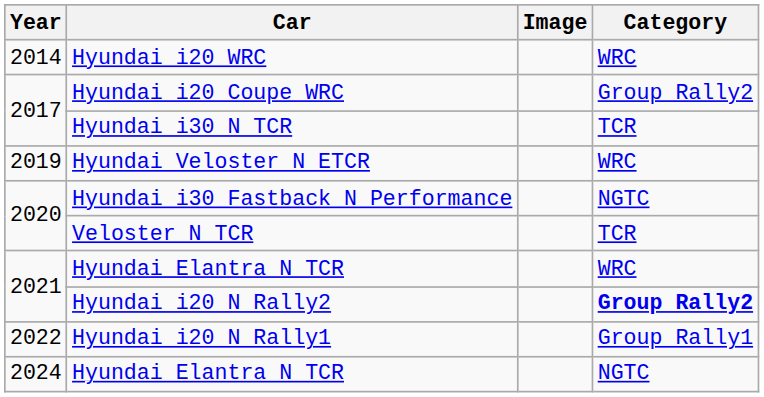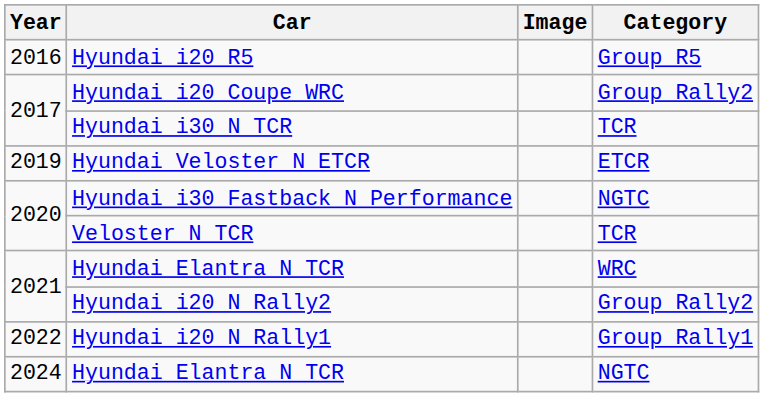- row: (36, 58)
+ row: (36, 58)
(617, 163) WRC -> (624, 163) ETCR
(675, 304) bold -> (675, 304) normal
